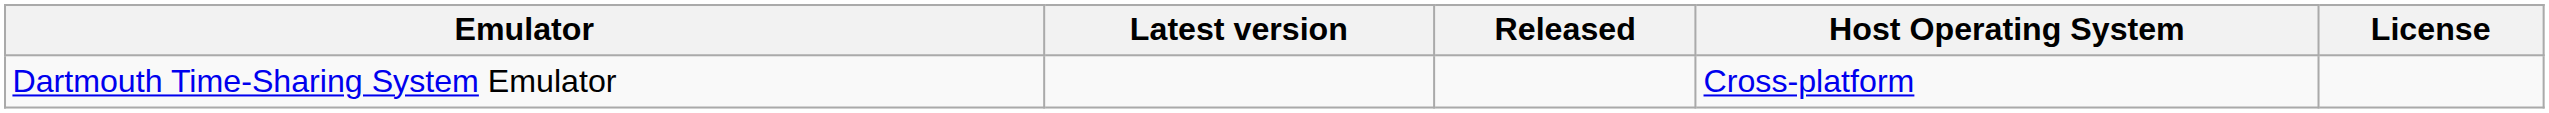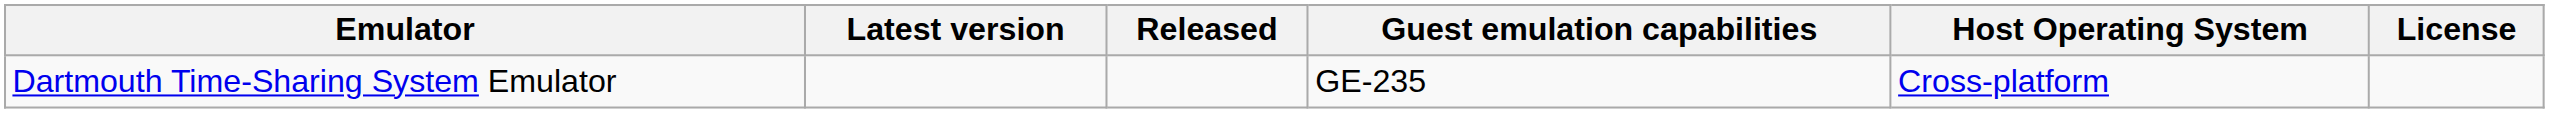+ column: (1599, 30)
